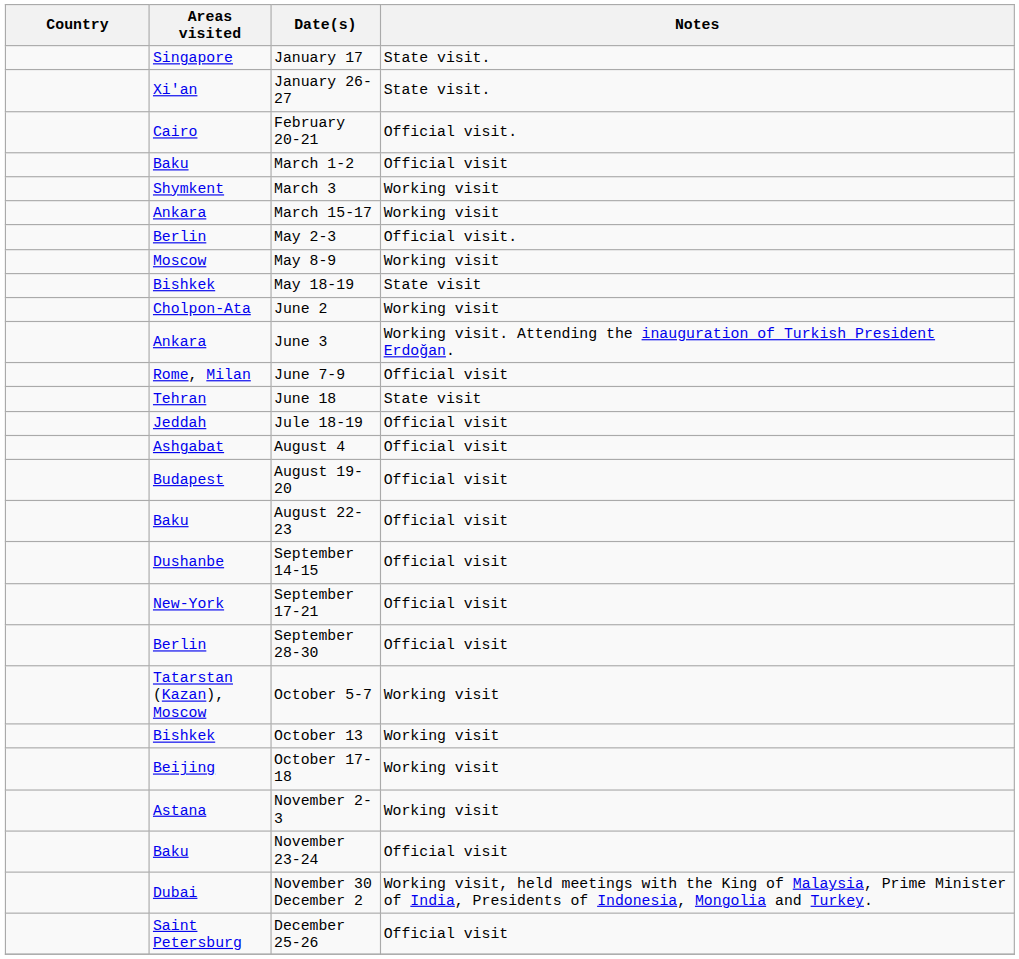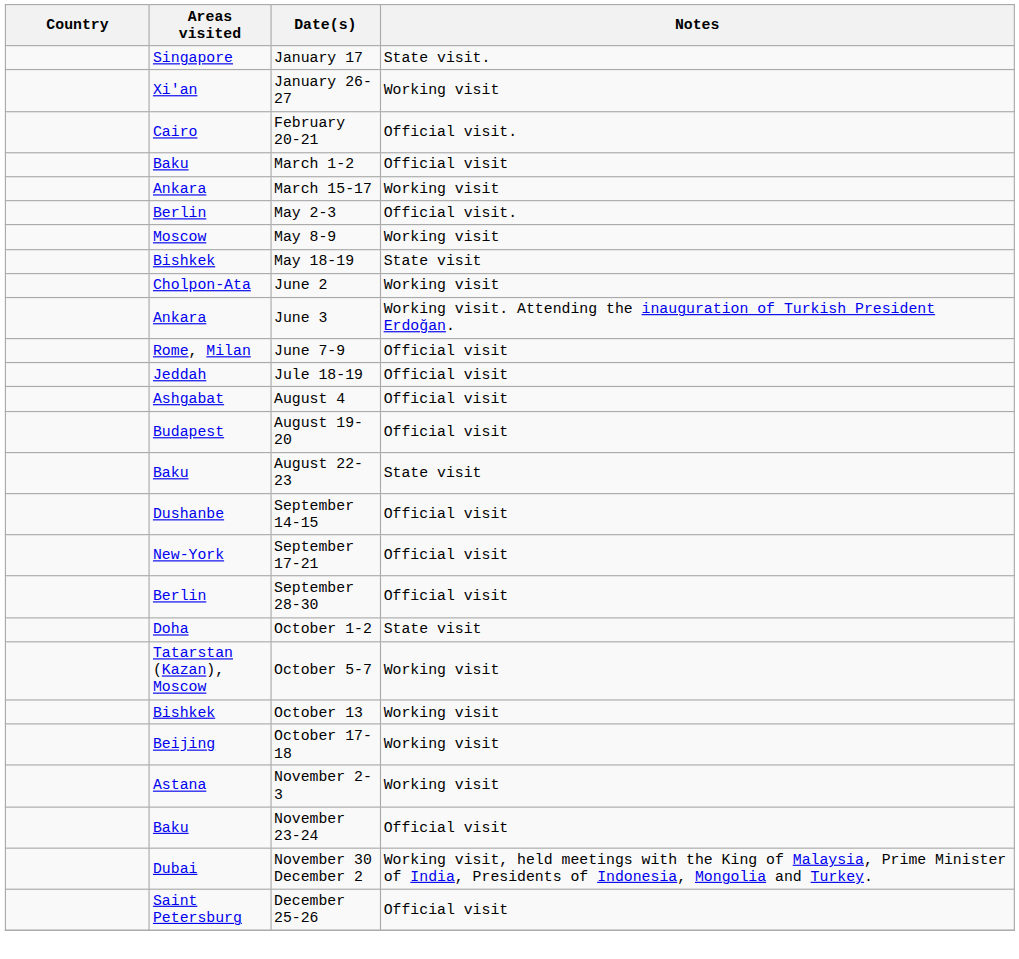(437, 91) State visit. -> (441, 91) Working visit
- row: (305, 189)
- row: (305, 399)
(446, 521) Official visit -> (433, 473) State visit
+ row: (323, 629)
